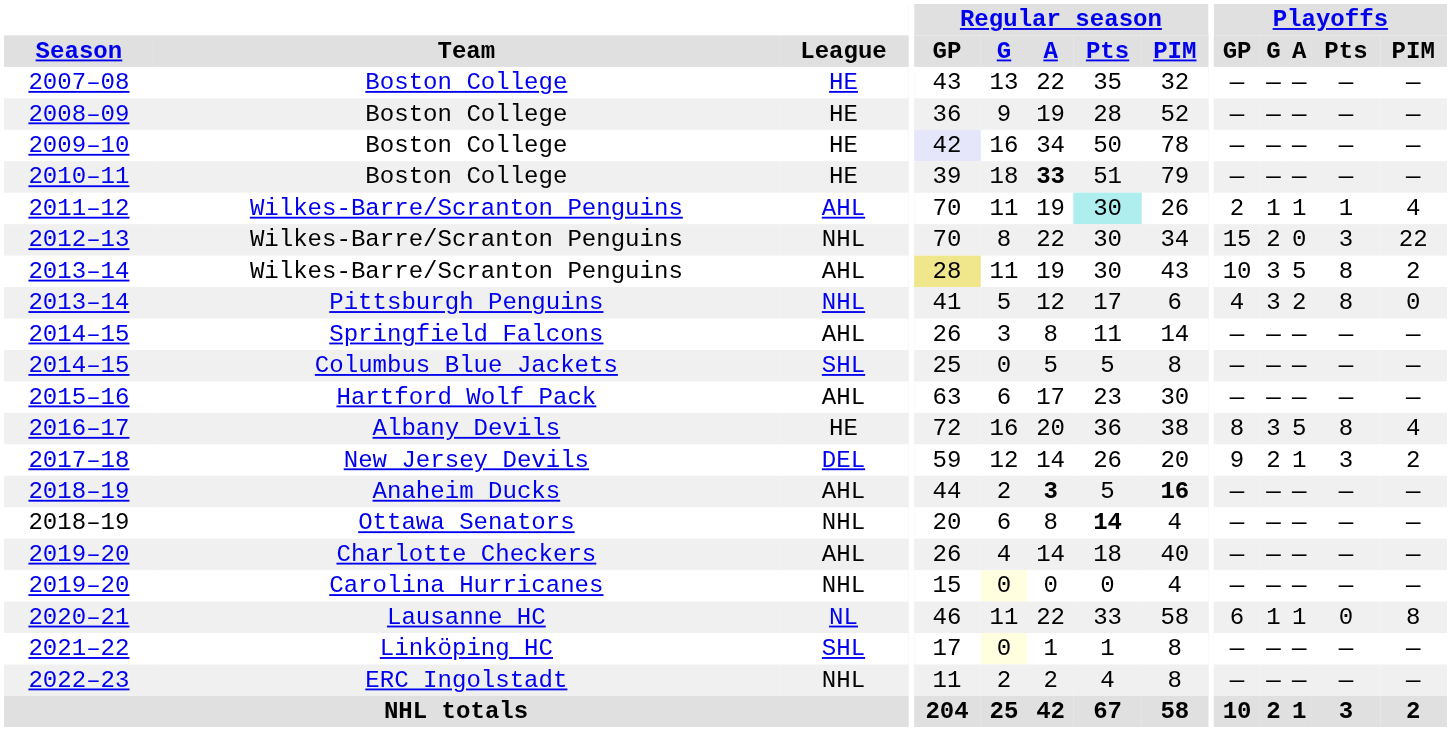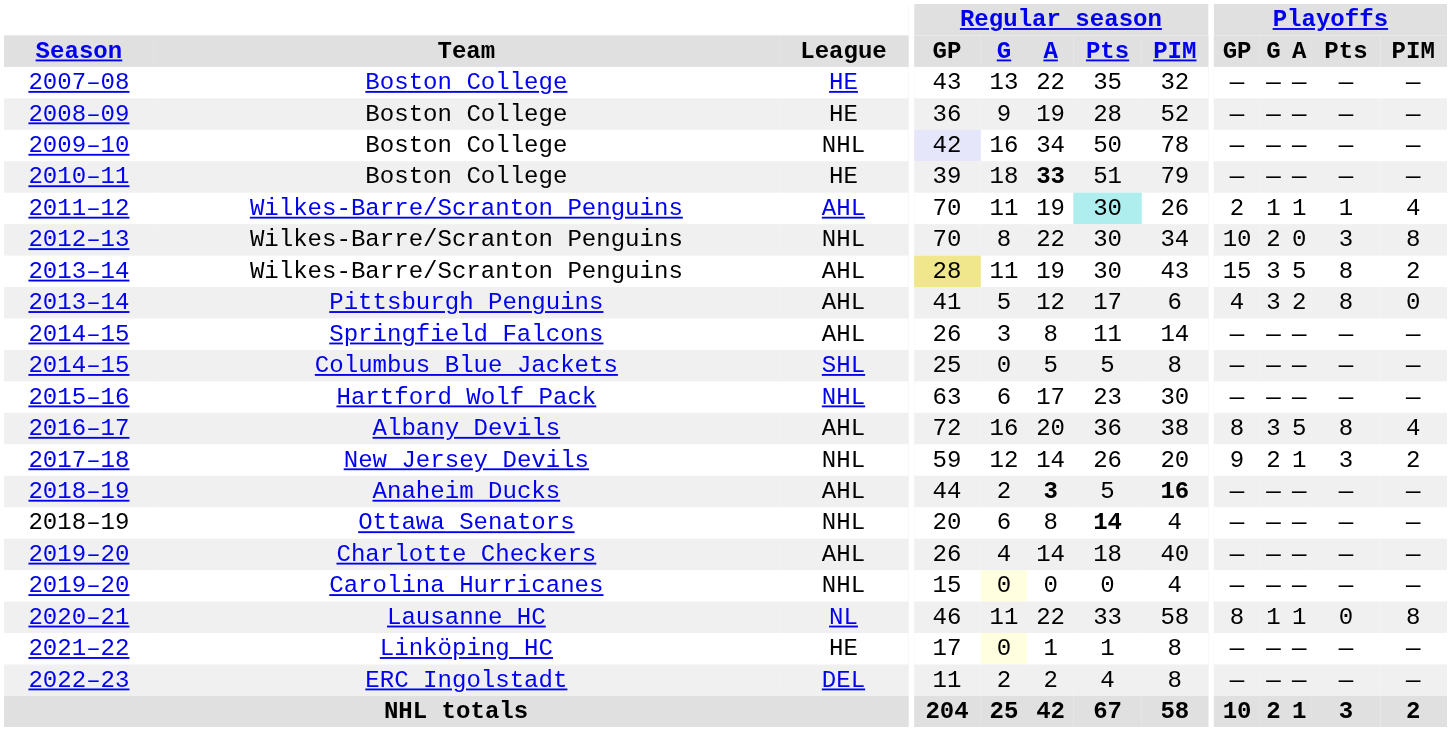(844, 146) HE -> (843, 146) NHL
(1237, 240) 15 -> (1237, 240) 10
(1413, 240) 22 -> (1413, 240) 8
(1237, 271) 10 -> (1237, 271) 15
(843, 303) NHL -> (843, 303) AHL
(843, 397) AHL -> (843, 397) NHL
(844, 429) HE -> (843, 429) AHL
(843, 460) DEL -> (843, 460) NHL
(1237, 617) 6 -> (1237, 617) 8
(843, 649) SHL -> (844, 649) HE
(843, 680) NHL -> (843, 680) DEL
